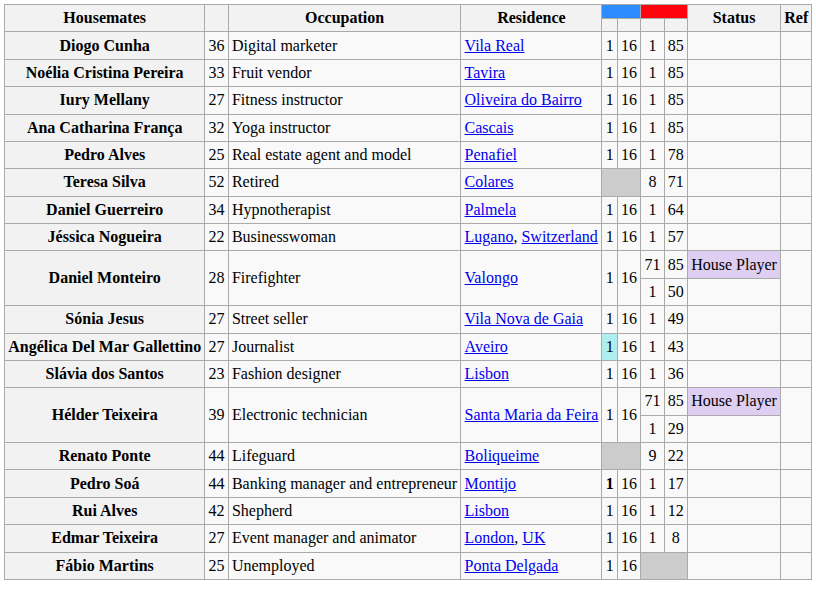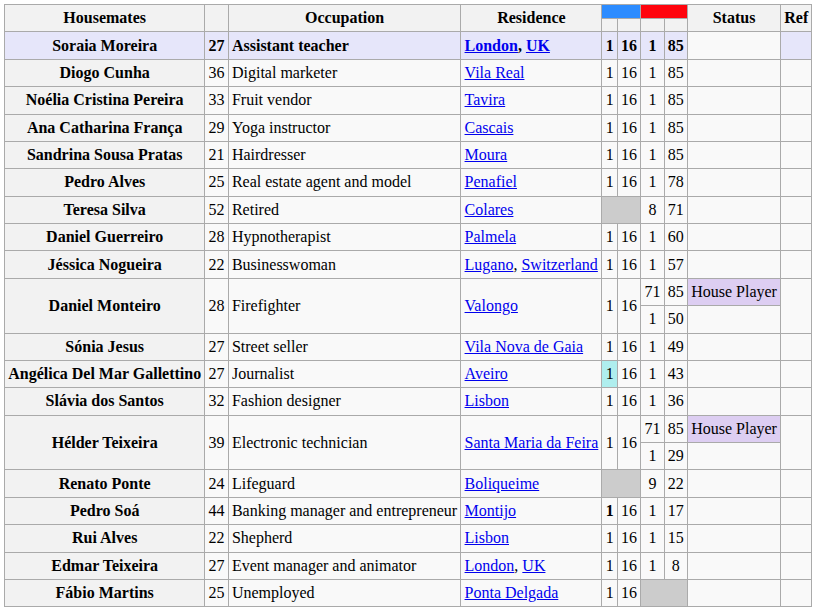+ row: (105, 45)
- row: (105, 100)
(217, 127) 32 -> (217, 127) 29
+ row: (105, 155)
(217, 209) 34 -> (217, 237) 28
(676, 209) 64 -> (676, 237) 60
(217, 374) 23 -> (217, 401) 32
(217, 456) 44 -> (217, 483) 24
(217, 510) 42 -> (217, 538) 22
(676, 510) 12 -> (676, 538) 15
